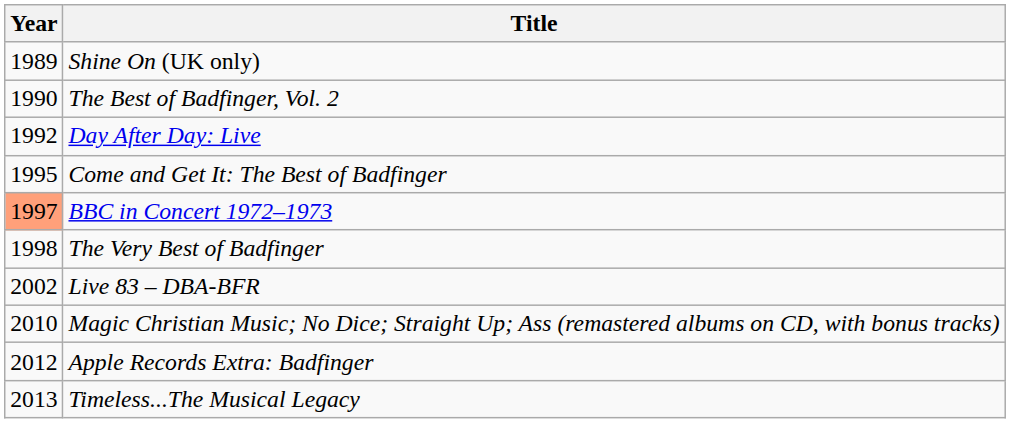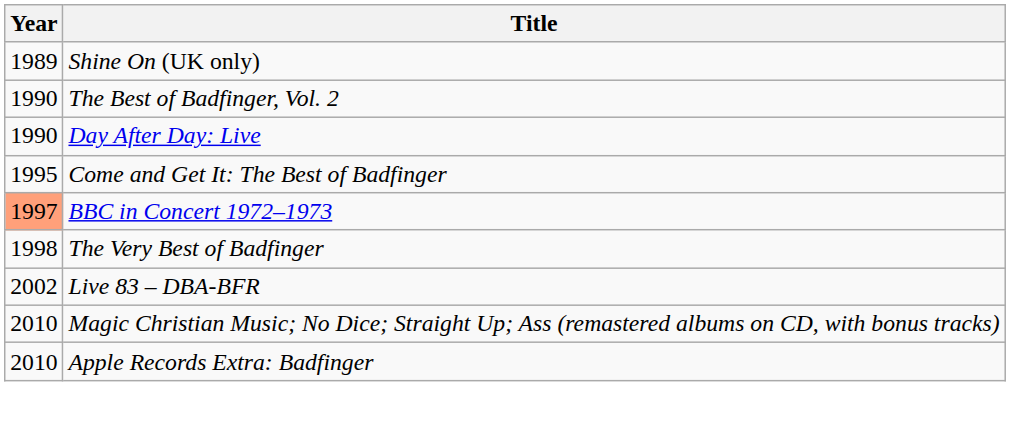(34, 135) 1992 -> (34, 135) 1990
(34, 361) 2012 -> (34, 361) 2010
- row: (214, 398)
